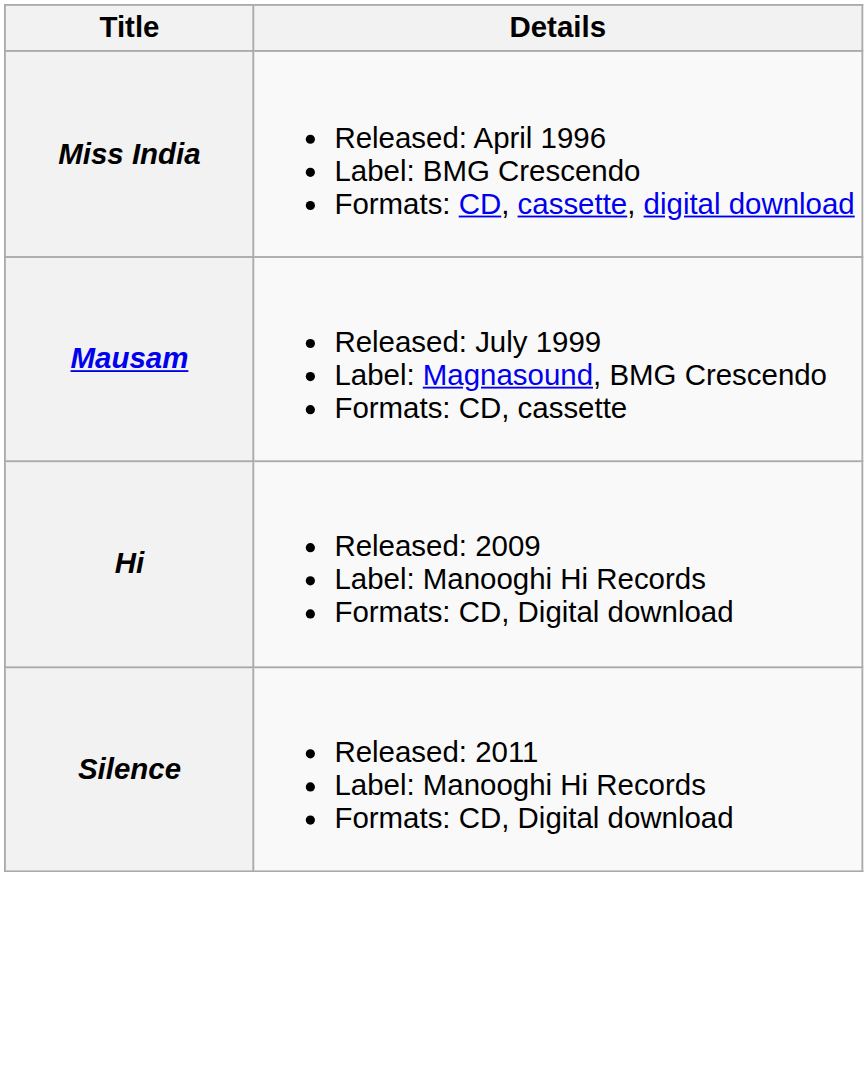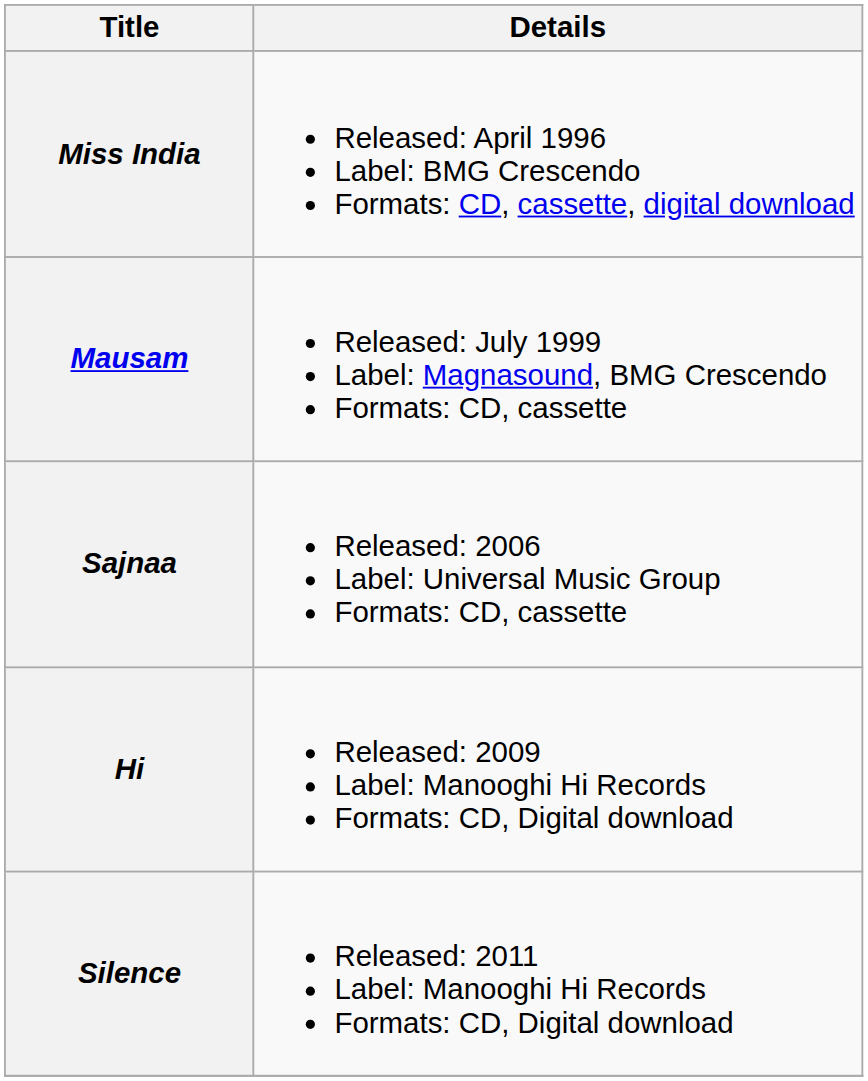+ row: (129, 563)
